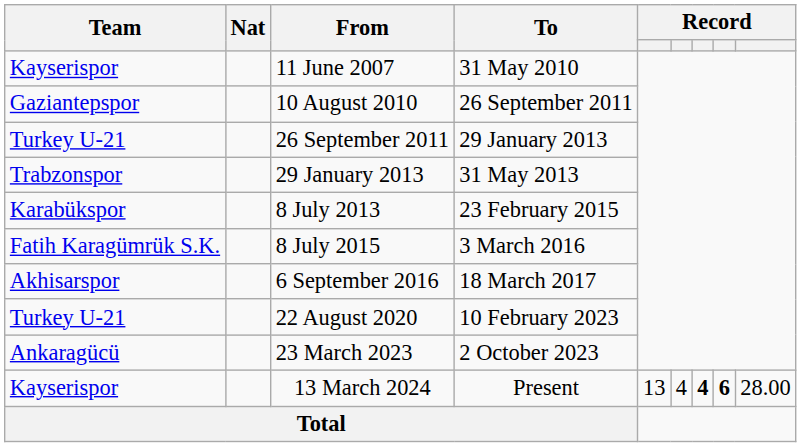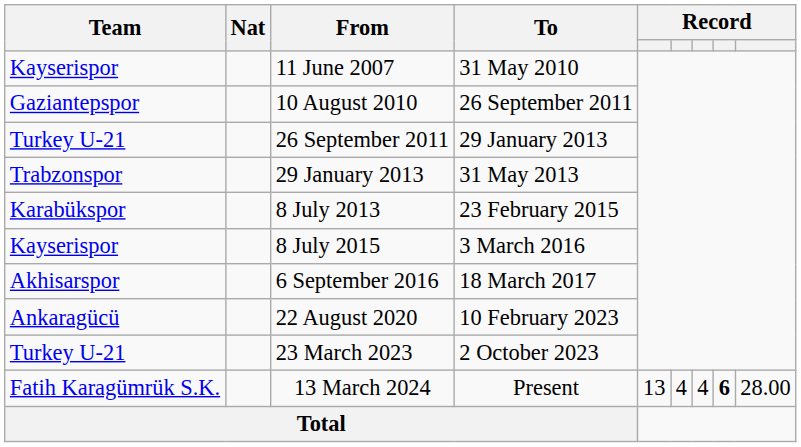(115, 245) Fatih Karagümrük S.K. -> (64, 245) Kayserispor
(68, 316) Turkey U-21 -> (65, 316) Ankaragücü
(65, 352) Ankaragücü -> (68, 352) Turkey U-21
(64, 387) Kayserispor -> (115, 387) Fatih Karagümrük S.K.
(703, 387) bold -> (703, 387) normal
